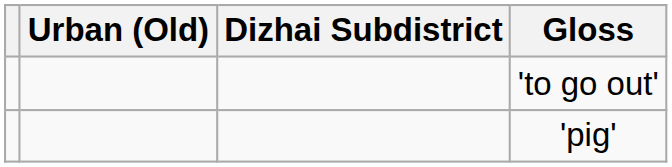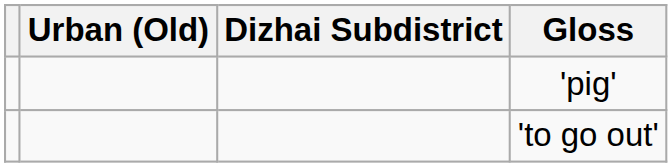rows swapped: (588, 135) <-> (588, 82)
